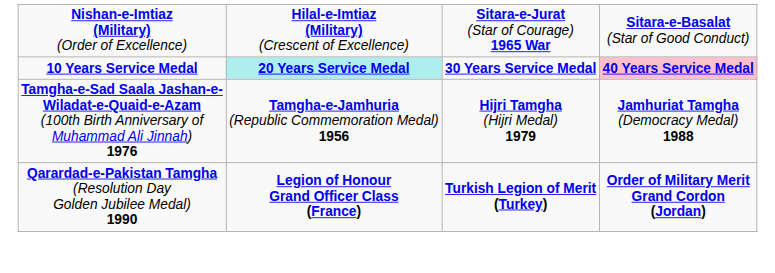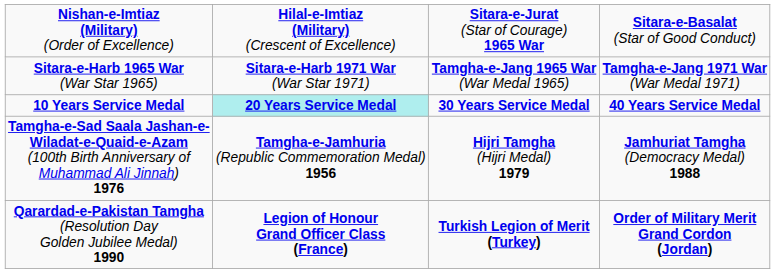+ row: (109, 75)
(678, 68) pink background -> (685, 105) no background
